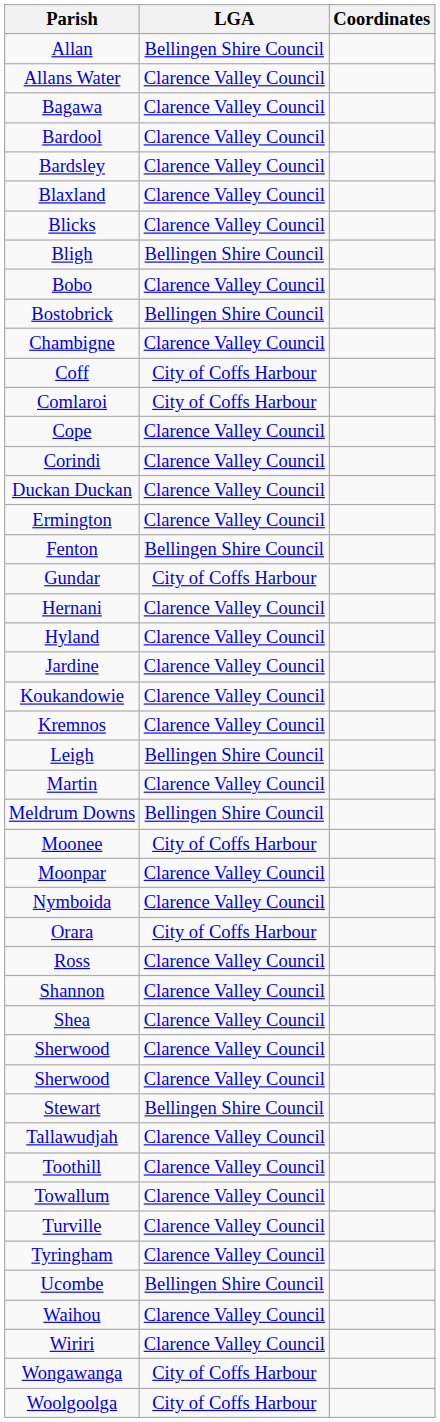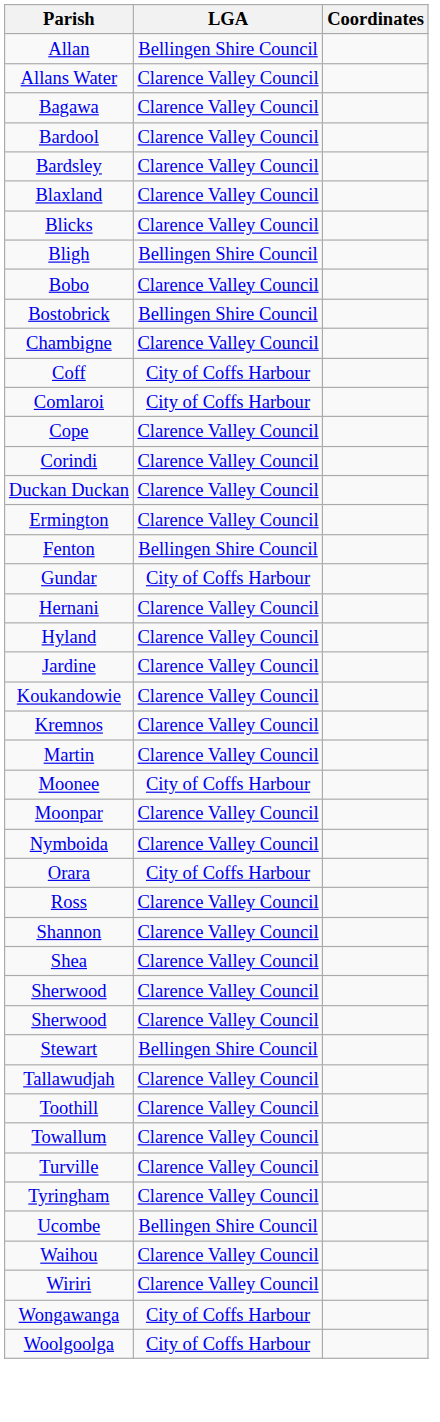- row: (72, 755)
- row: (72, 813)
